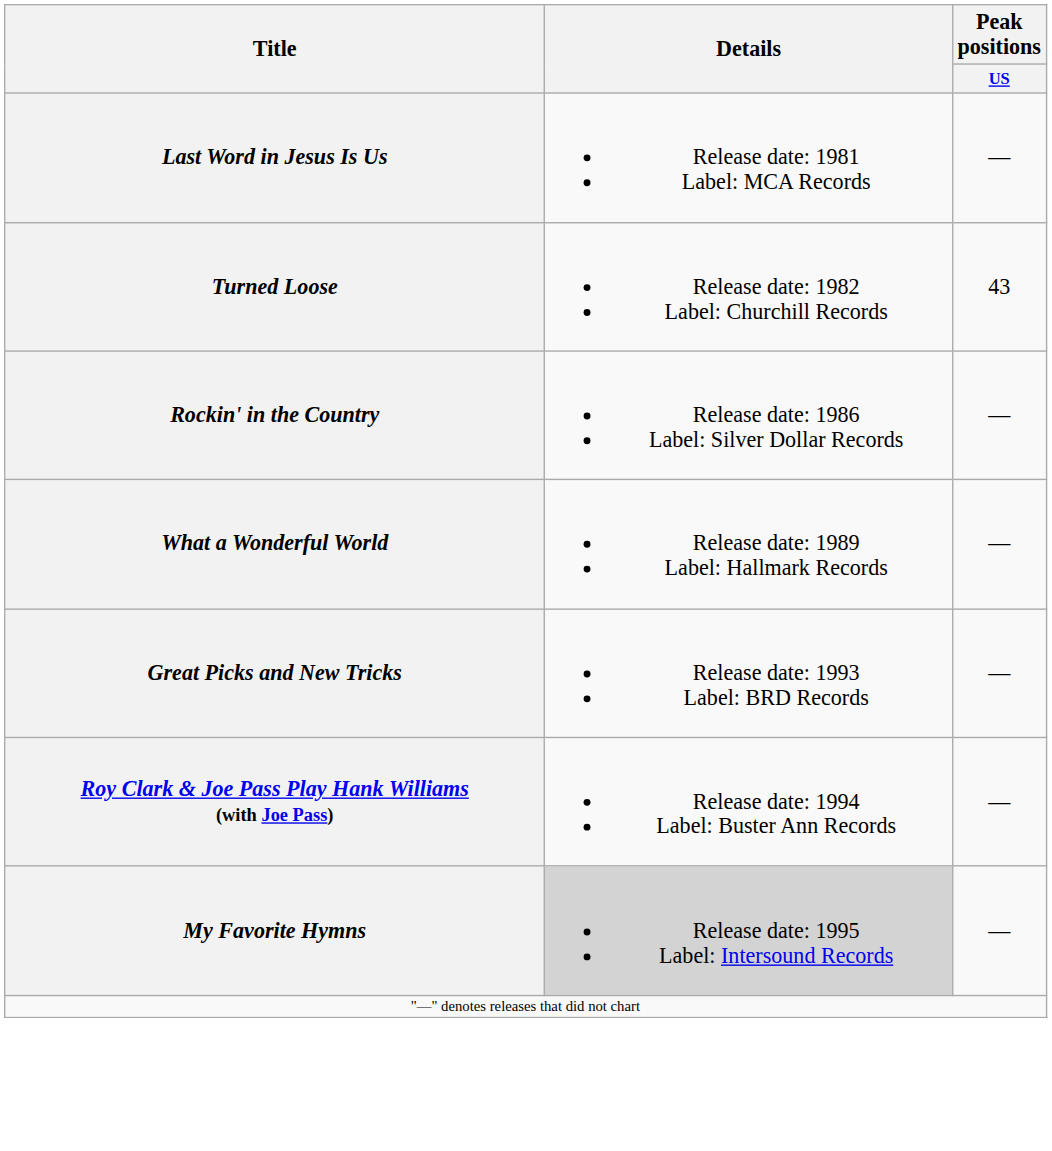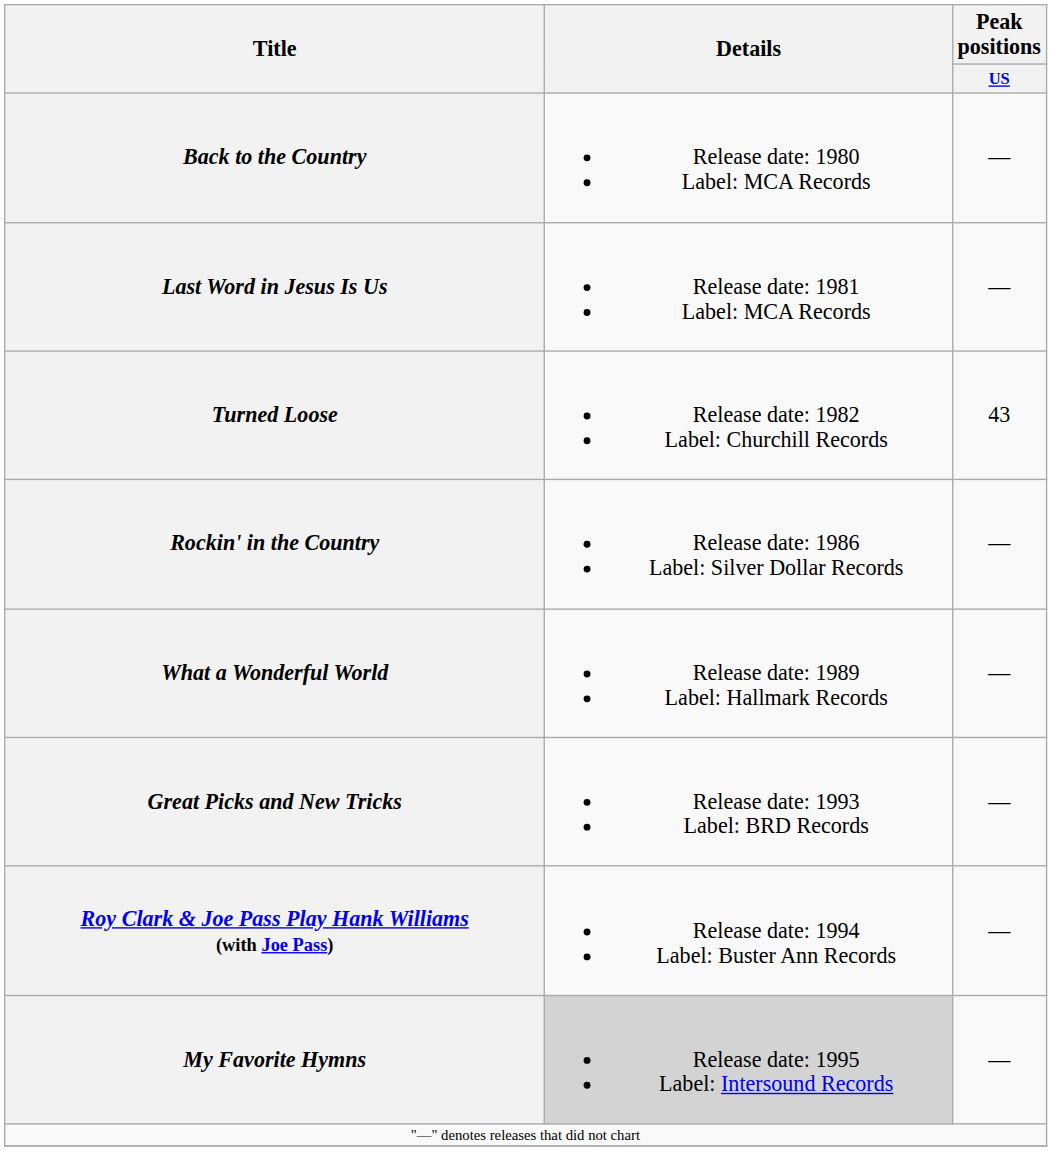+ row: (275, 157)
